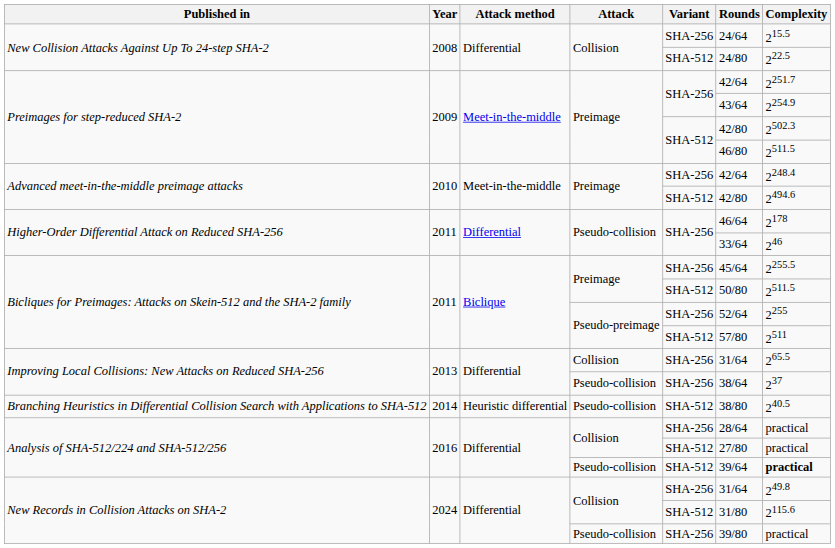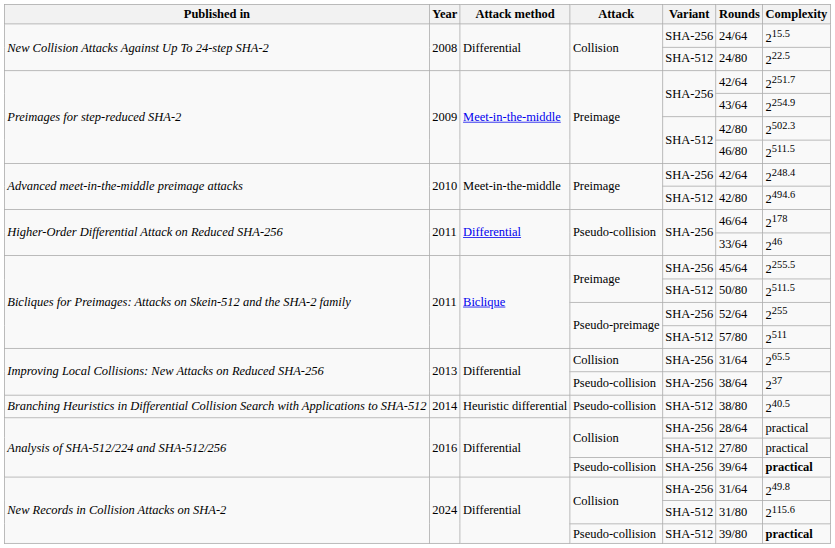(689, 467) SHA-512 -> (689, 467) SHA-256
(689, 533) SHA-256 -> (689, 533) SHA-512
(787, 533) normal -> (789, 533) bold
